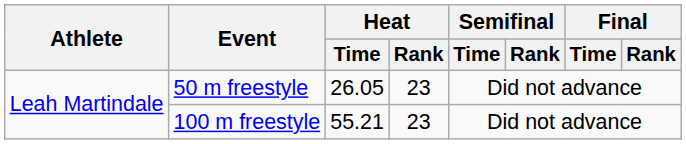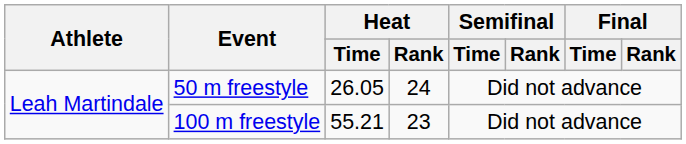(419, 88) 23 -> (419, 88) 24
